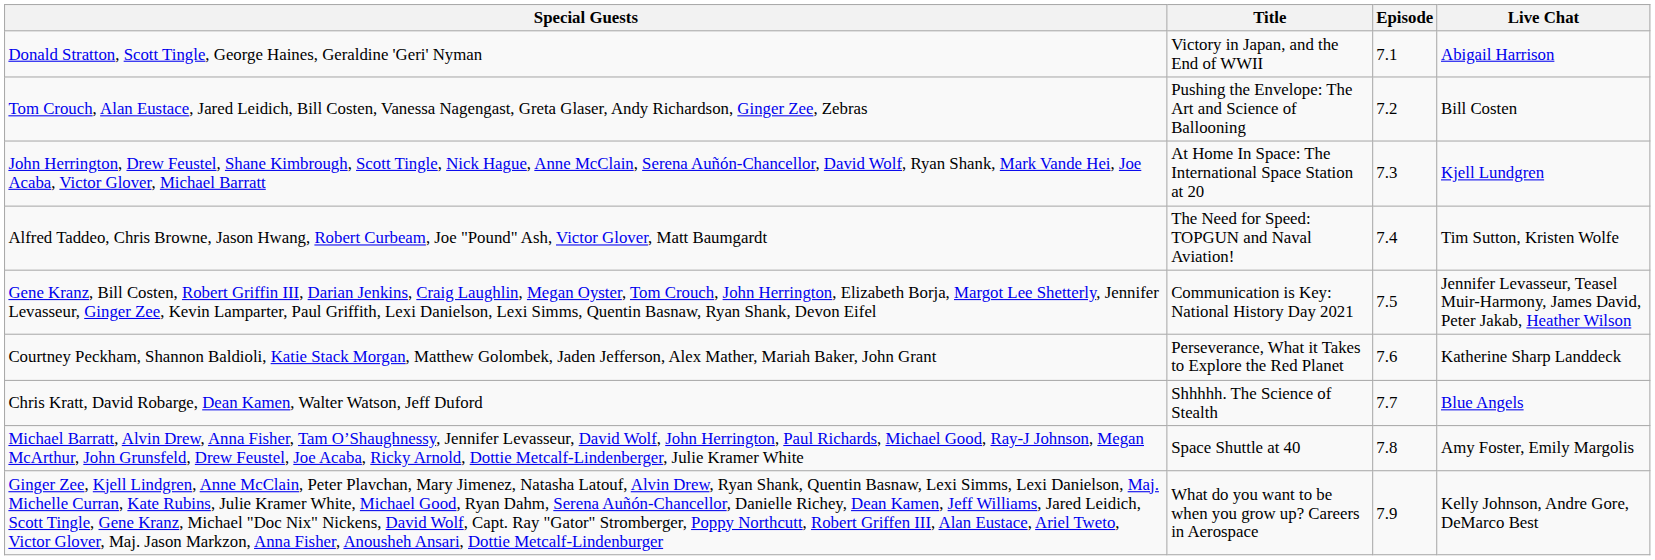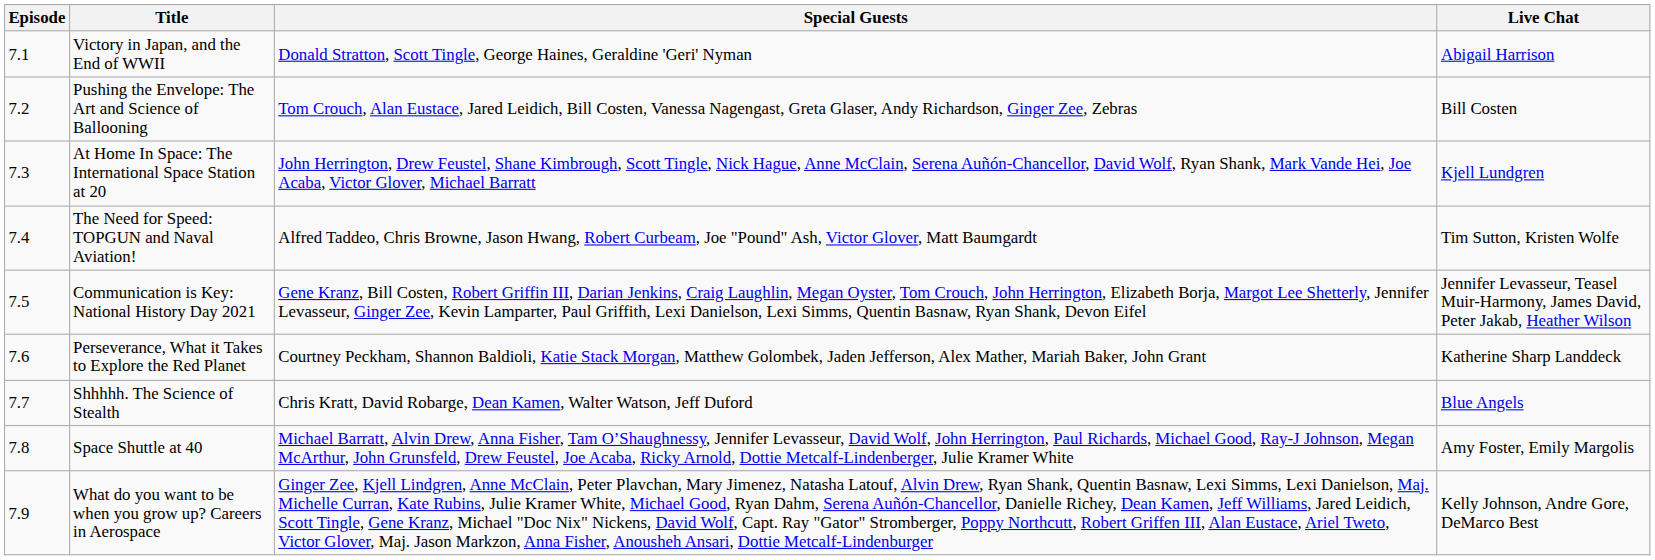columns swapped: (1405, 17) <-> (586, 17)
